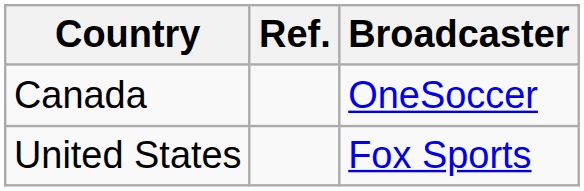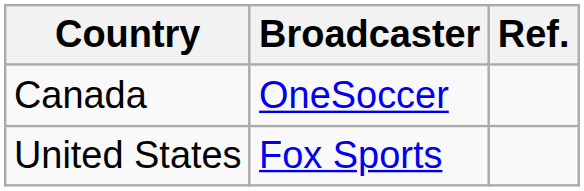columns swapped: (459, 34) <-> (295, 34)
